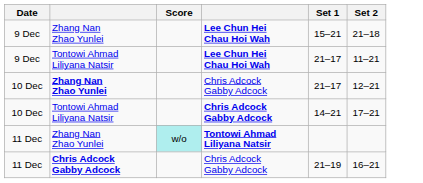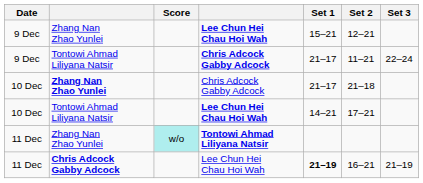+ column: (399, 12)
(366, 33) 21–18 -> (361, 33) 12–21
(237, 60) Lee Chun Hei Chau Hoi Wah -> (235, 60) Chris Adcock Gabby Adcock
(366, 86) 12–21 -> (361, 86) 21–18
(238, 112) Chris Adcock Gabby Adcock -> (234, 112) Lee Chun Hei Chau Hoi Wah
(236, 165) Chris Adcock Gabby Adcock -> (233, 165) Lee Chun Hei Chau Hoi Wah
(328, 165) normal -> (323, 165) bold
